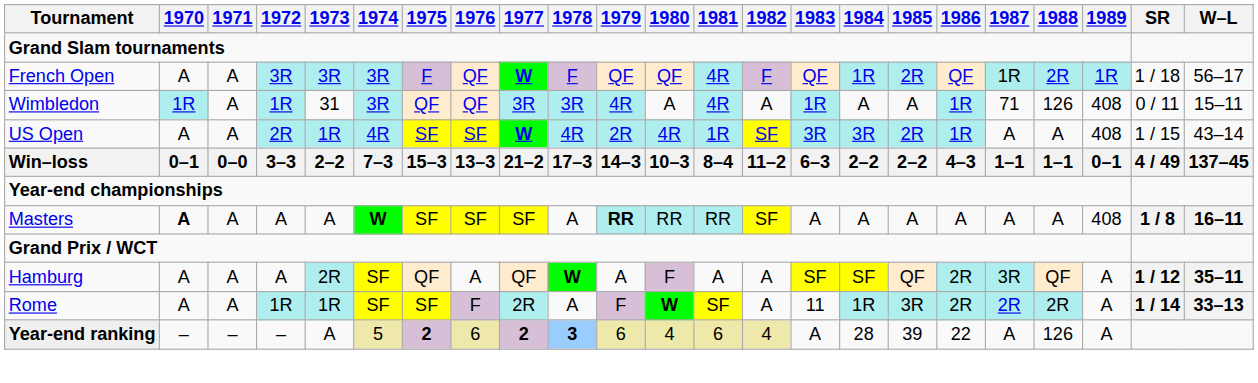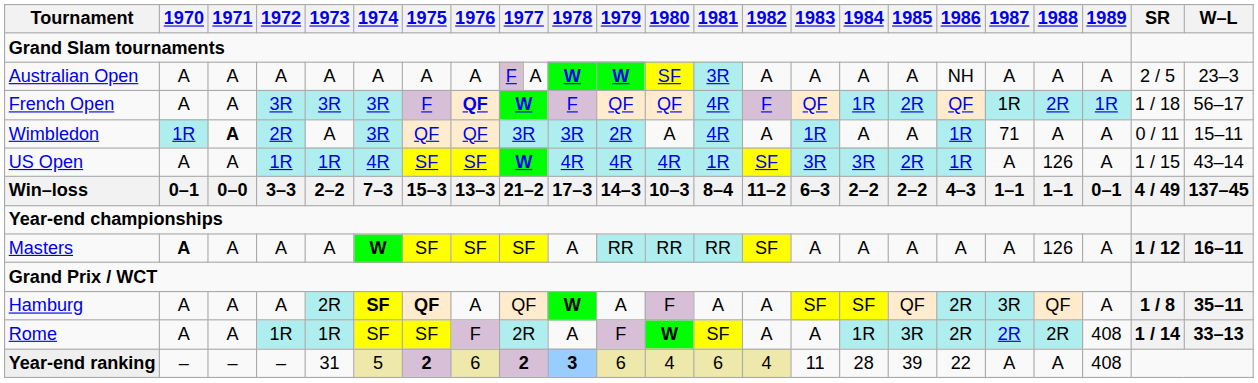+ row: (74, 76)
(475, 76) normal -> (475, 104) bold
(232, 104) normal -> (232, 133) bold
(281, 104) 1R -> (281, 133) 2R
(330, 104) 31 -> (330, 133) A
(621, 104) 4R -> (621, 133) 2R
(1058, 104) 126 -> (1058, 133) A
(1106, 104) 408 -> (1106, 133) A
(281, 133) 2R -> (281, 162) 1R
(621, 133) 2R -> (621, 162) 4R
(1058, 133) A -> (1058, 162) 126
(1106, 133) 408 -> (1106, 162) A
(621, 219) bold -> (621, 248) normal
(1058, 219) A -> (1058, 248) 126
(1106, 219) 408 -> (1106, 248) A
(1157, 219) 1 / 8 -> (1157, 248) 1 / 12
(378, 276) normal -> (378, 305) bold
(427, 276) normal -> (427, 305) bold
(1157, 276) 1 / 12 -> (1157, 305) 1 / 8
(815, 305) 11 -> (815, 334) A
(1106, 305) A -> (1106, 334) 408
(330, 334) A -> (330, 362) 31
(815, 334) A -> (815, 362) 11
(1058, 334) 126 -> (1058, 362) A
(1106, 334) A -> (1106, 362) 408
